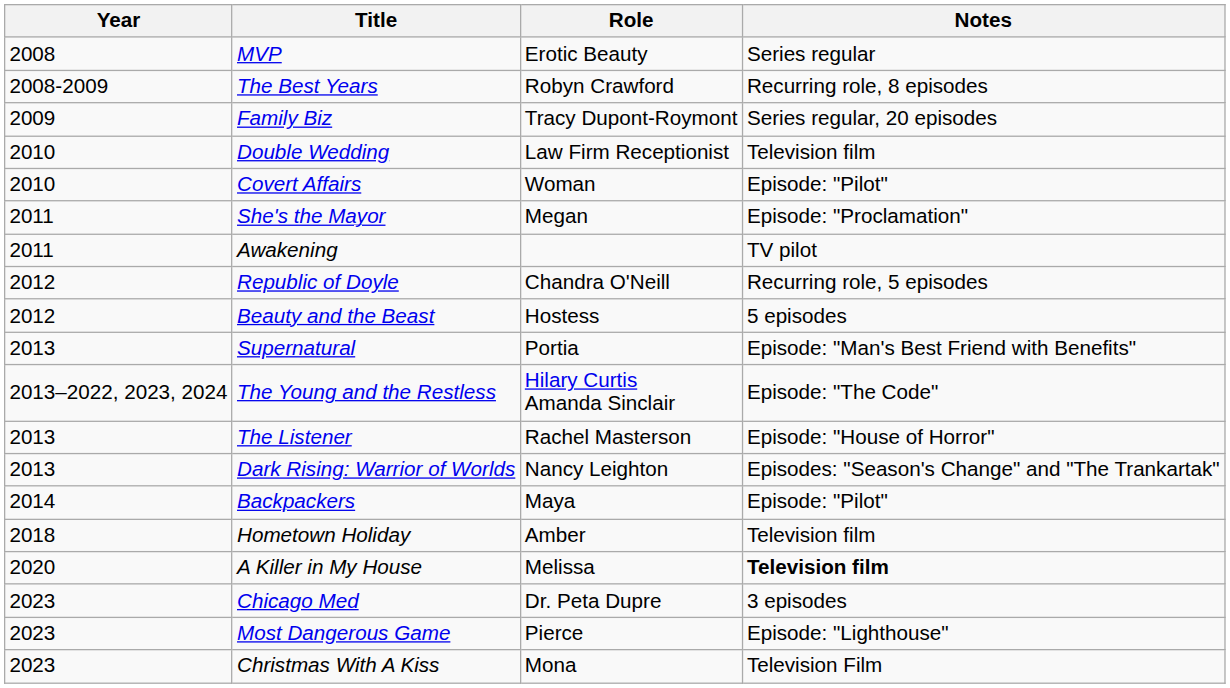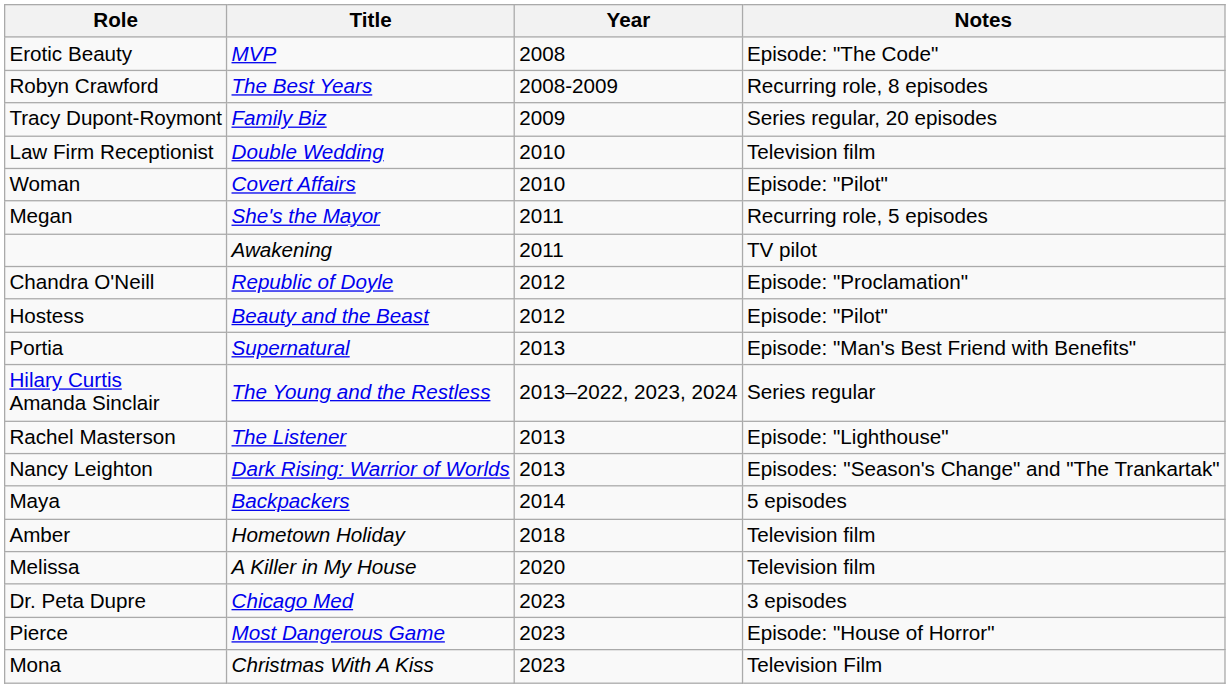columns swapped: (118, 20) <-> (631, 20)
(811, 53) Series regular -> (843, 53) Episode: "The Code"
(858, 217) Episode: "Proclamation" -> (867, 217) Recurring role, 5 episodes
(867, 282) Recurring role, 5 episodes -> (858, 282) Episode: "Proclamation"
(797, 315) 5 episodes -> (817, 315) Episode: "Pilot"
(843, 392) Episode: "The Code" -> (811, 392) Series regular
(871, 436) Episode: "House of Horror" -> (848, 436) Episode: "Lighthouse"
(817, 502) Episode: "Pilot" -> (797, 502) 5 episodes
(818, 567) bold -> (811, 567) normal
(848, 633) Episode: "Lighthouse" -> (871, 633) Episode: "House of Horror"
